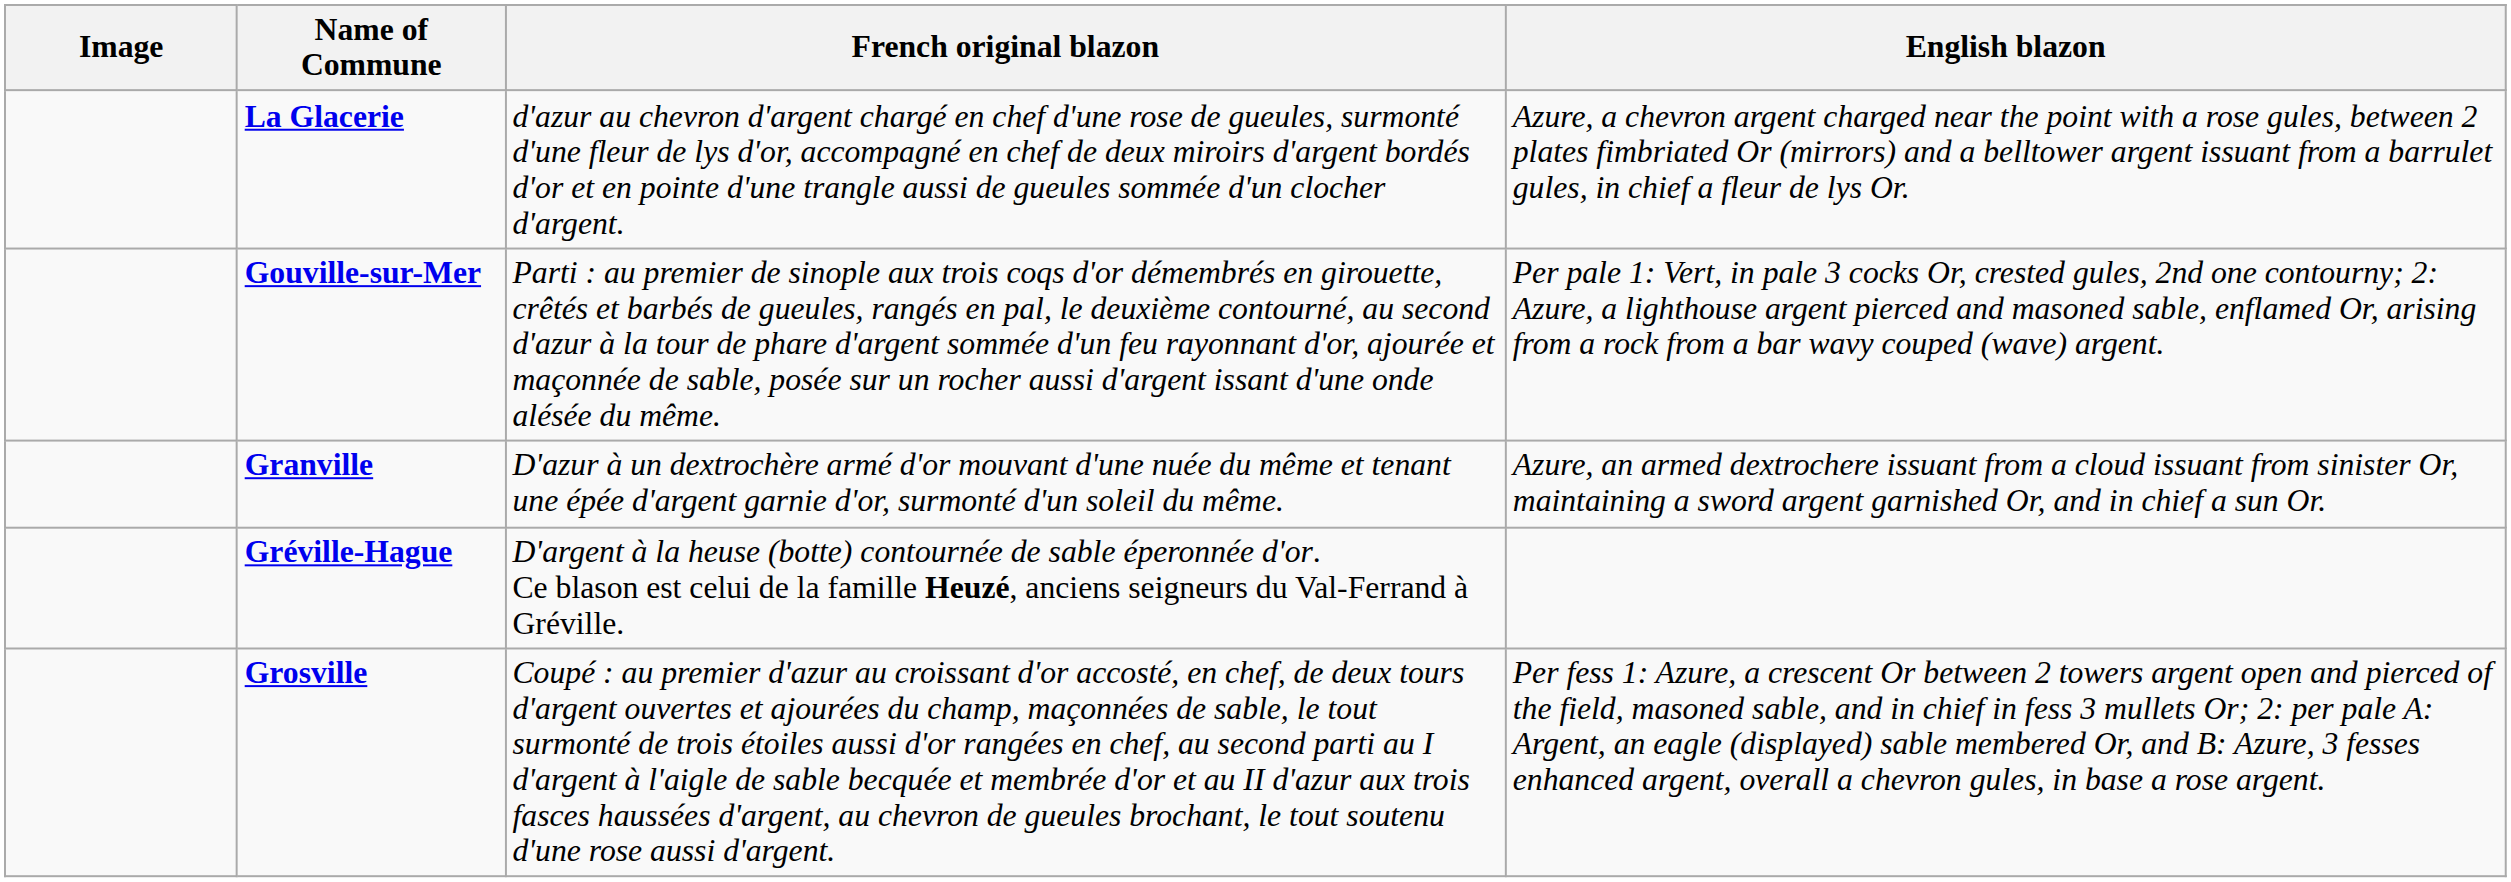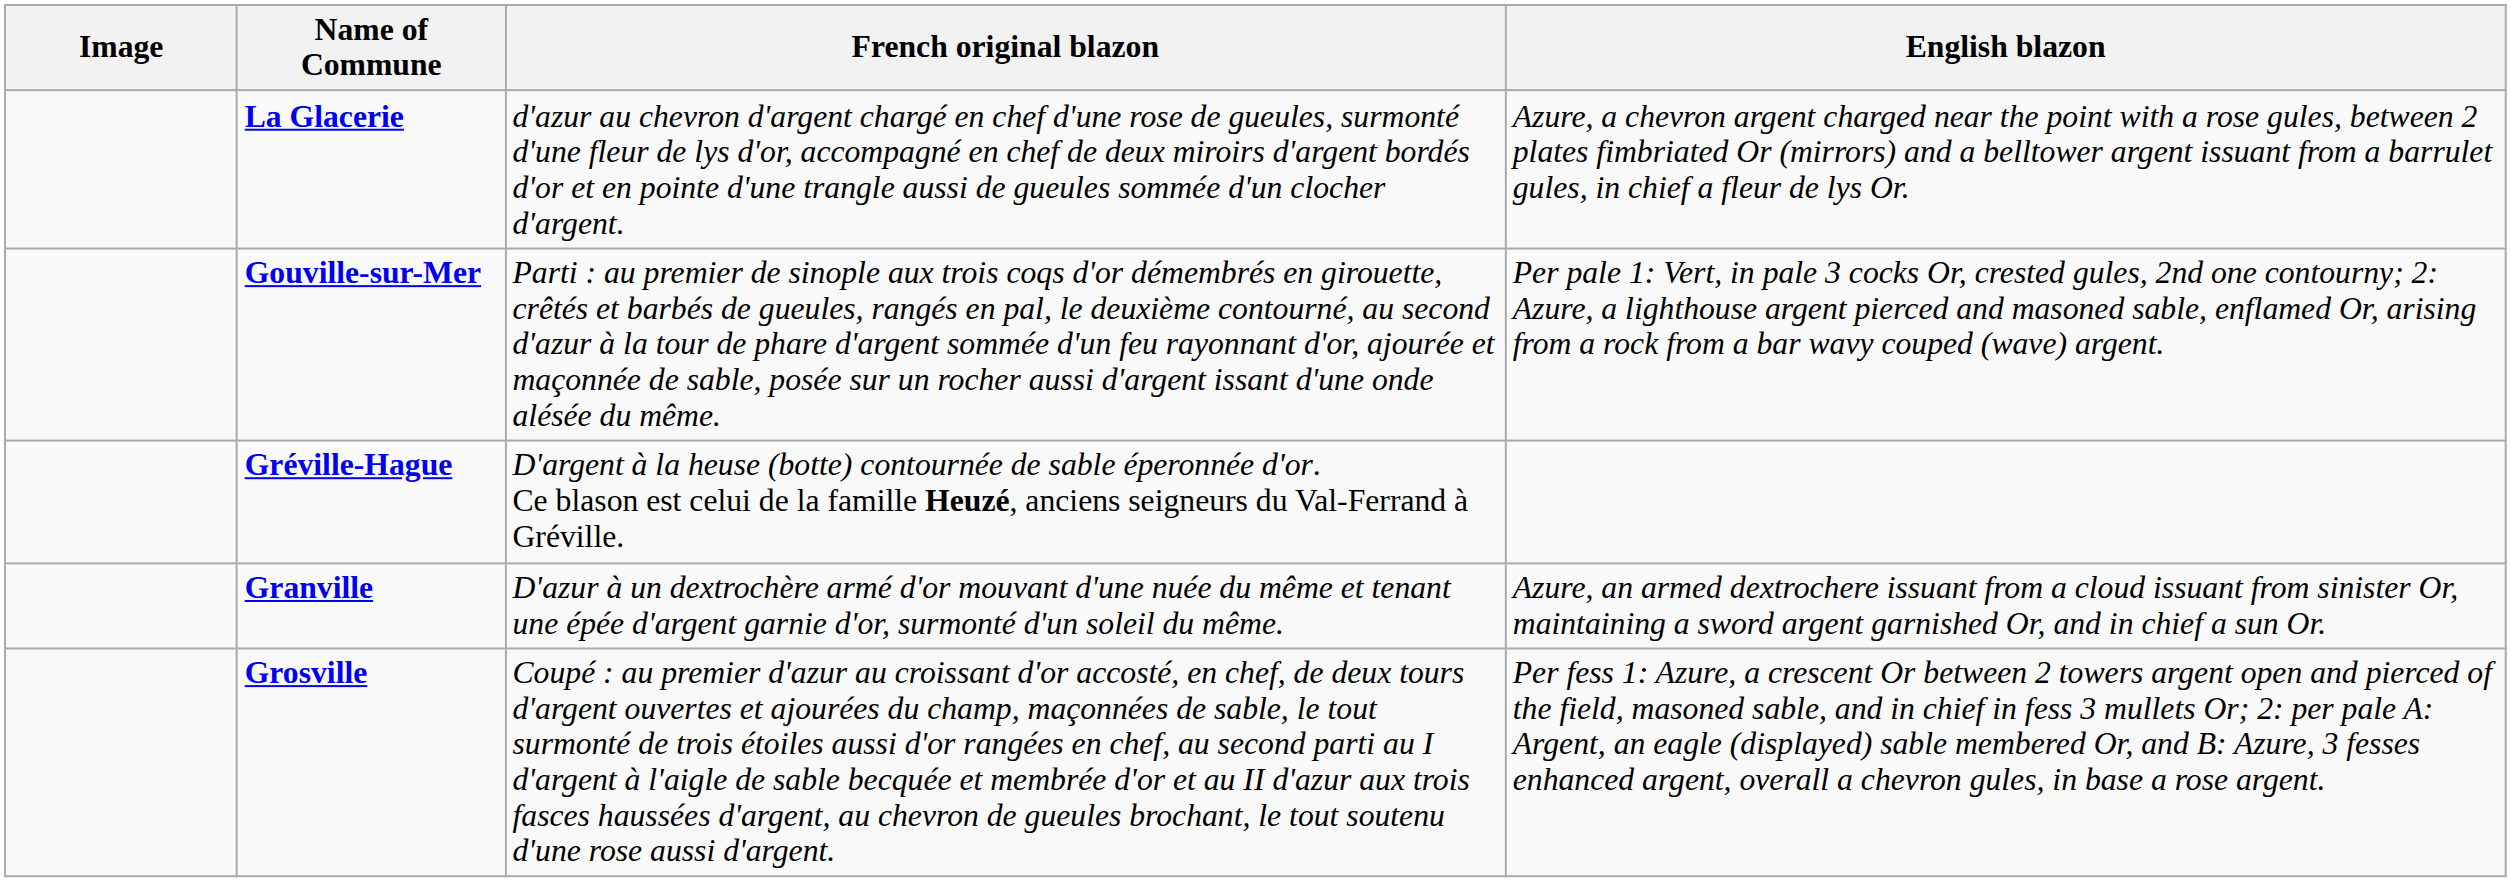rows swapped: (309, 465) <-> (349, 551)
